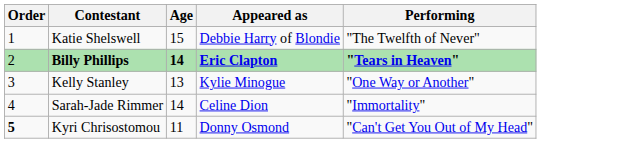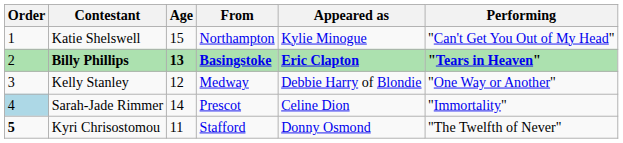+ column: (237, 15)
(270, 37) Debbie Harry of Blondie -> (324, 37) Kylie Minogue
(413, 37) "The Twelfth of Never" -> (521, 37) "Can't Get You Out of My Head"
(177, 60) 14 -> (177, 60) 13
(177, 82) 13 -> (177, 82) 12
(242, 82) Kylie Minogue -> (351, 82) Debbie Harry of Blondie
(11, 104) no background -> (11, 104) lightblue background
(440, 127) "Can't Get You Out of My Head" -> (495, 127) "The Twelfth of Never"
